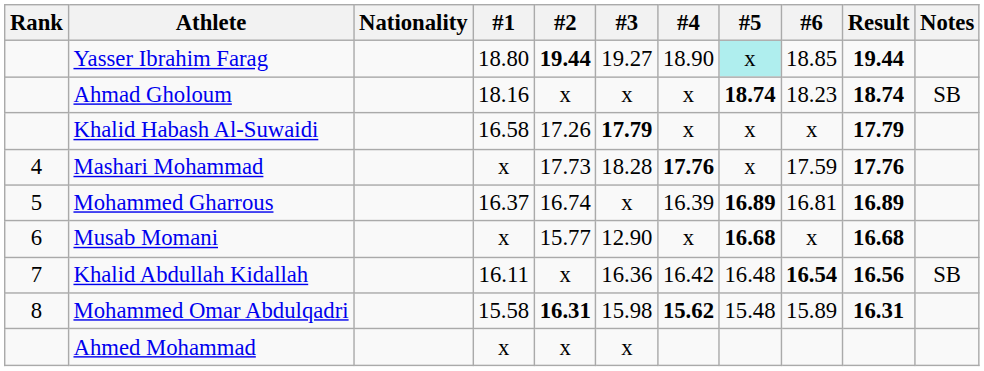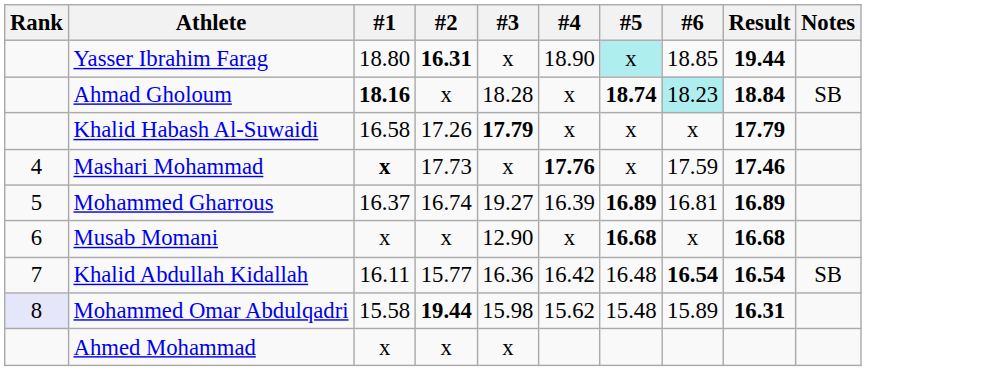- column: (413, 22)
(565, 58) 19.44 -> (446, 58) 16.31
(627, 58) 19.27 -> (508, 58) x
(504, 94) normal -> (385, 94) bold
(627, 94) x -> (508, 94) 18.28
(812, 94) no background -> (693, 94) paleturquoise background
(879, 94) 18.74 -> (760, 94) 18.84
(504, 166) normal -> (385, 166) bold
(627, 166) 18.28 -> (508, 166) x
(879, 166) 17.76 -> (760, 166) 17.46
(627, 202) x -> (508, 202) 19.27
(565, 238) 15.77 -> (446, 238) x
(565, 274) x -> (446, 274) 15.77
(879, 274) 16.56 -> (760, 274) 16.54
(36, 310) no background -> (36, 310) lavender background
(565, 310) 16.31 -> (446, 310) 19.44
(688, 310) bold -> (569, 310) normal
